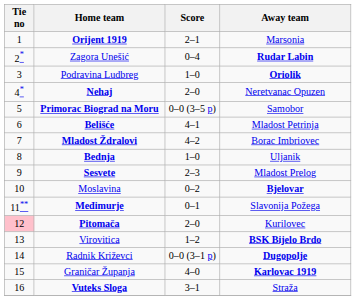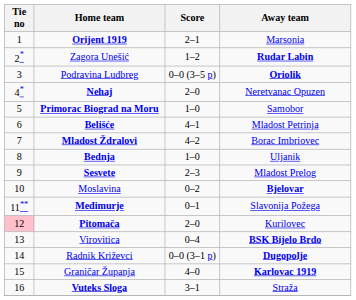(192, 57) 0–4 -> (192, 57) 1–2
(192, 74) 1–0 -> (192, 74) 0–0 (3–5 p)
(192, 109) 0–0 (3–5 p) -> (192, 109) 1–0
(192, 239) 1–2 -> (192, 239) 0–4
